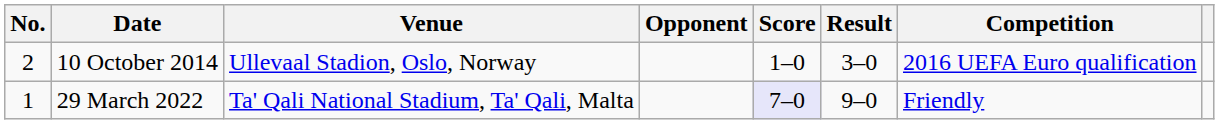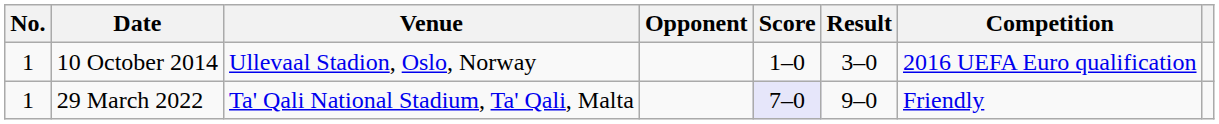(28, 61) 2 -> (28, 61) 1
